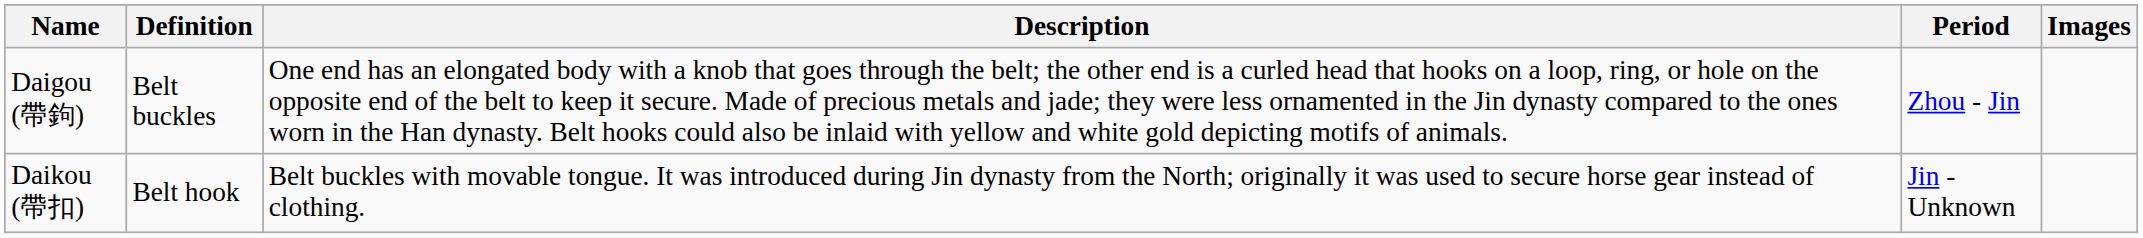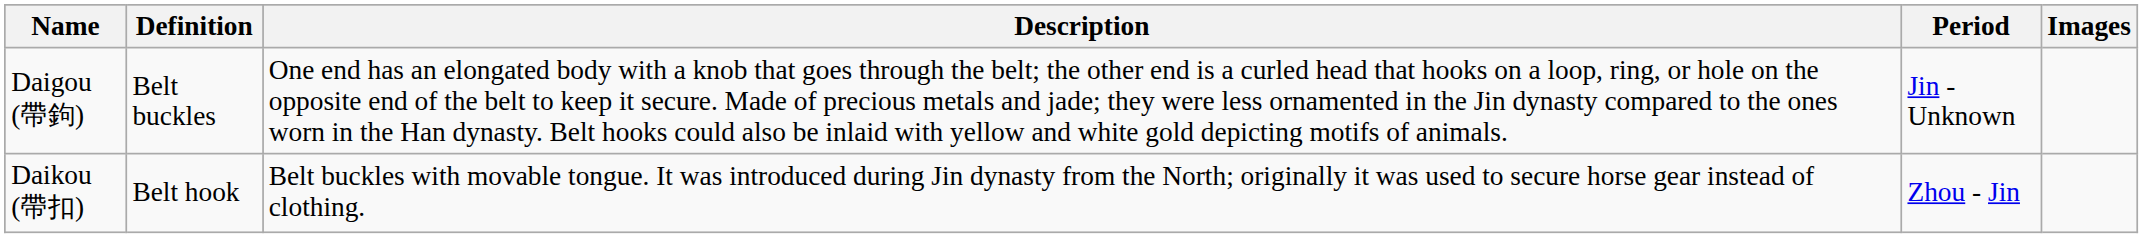(1964, 100) Zhou - Jin -> (1961, 100) Jin - Unknown
(1961, 192) Jin - Unknown -> (1964, 192) Zhou - Jin
